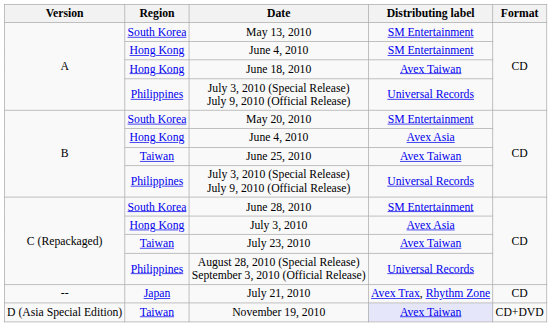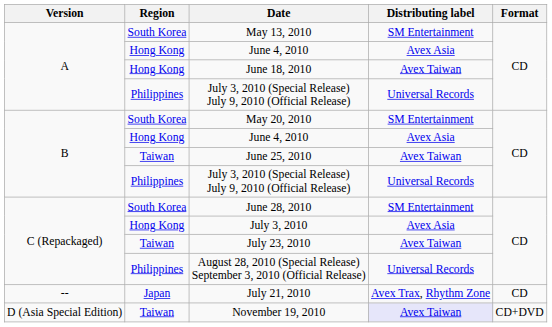(431, 50) SM Entertainment -> (431, 50) Avex Asia
